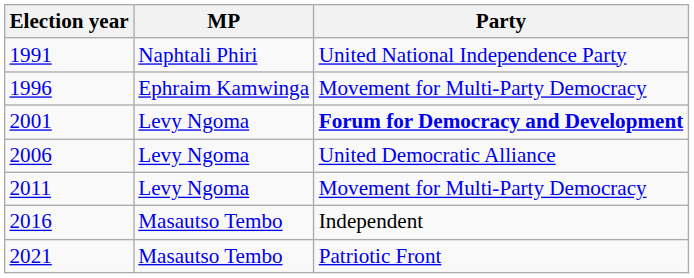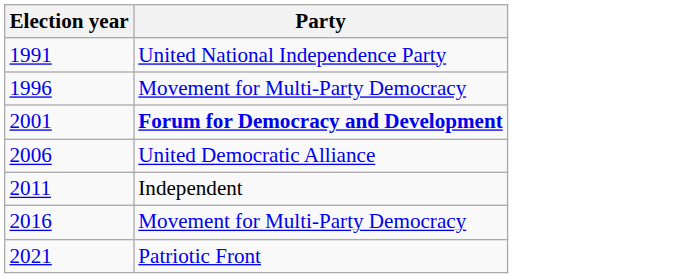- column: (224, 21)
(483, 188) Movement for Multi-Party Democracy -> (191, 188) Independent
(371, 222) Independent -> (302, 222) Movement for Multi-Party Democracy
